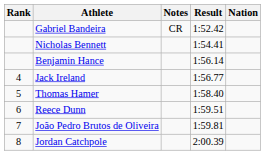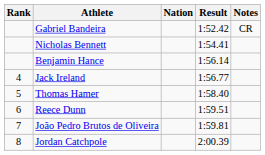columns swapped: (243, 12) <-> (176, 12)
